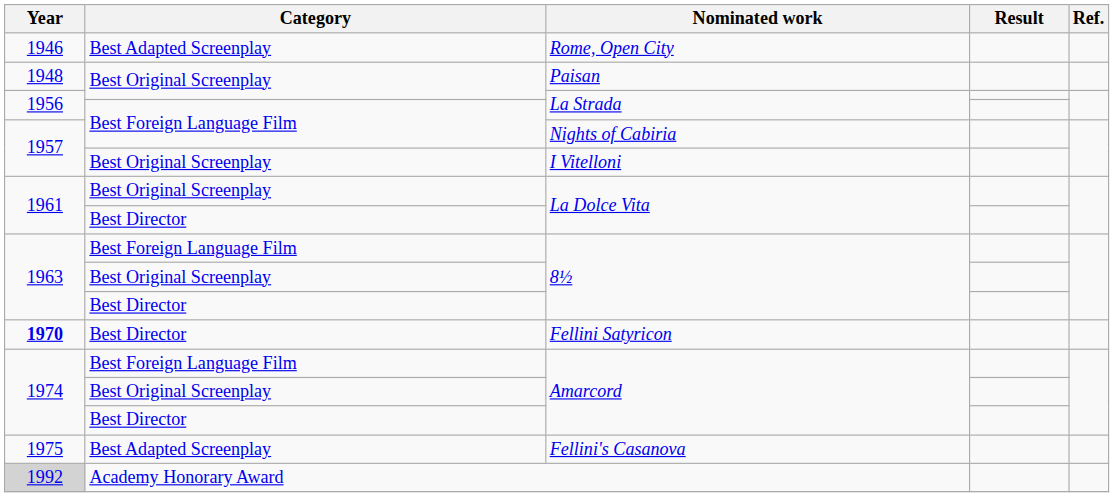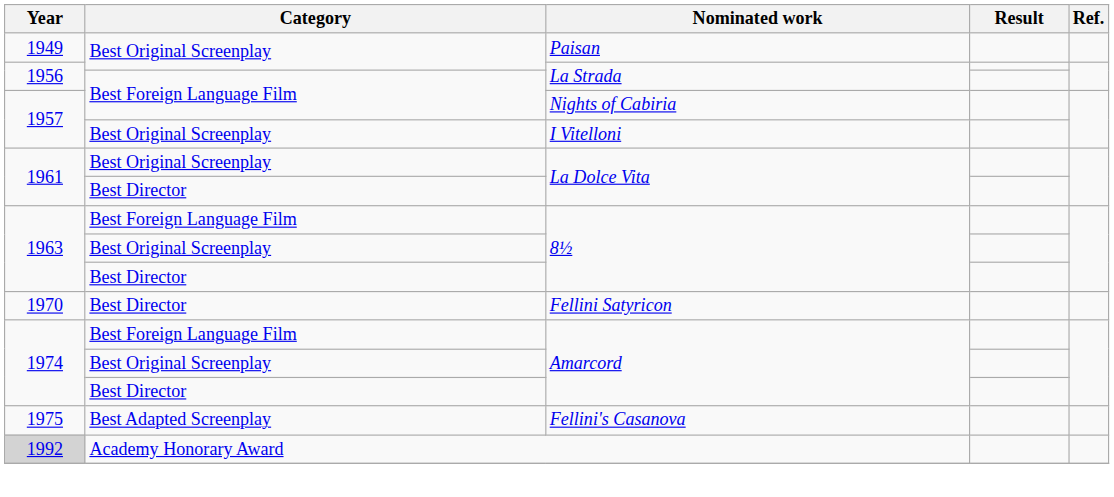- row: (180, 47)
(45, 76) 1948 -> (45, 47) 1949
(45, 334) bold -> (45, 305) normal
